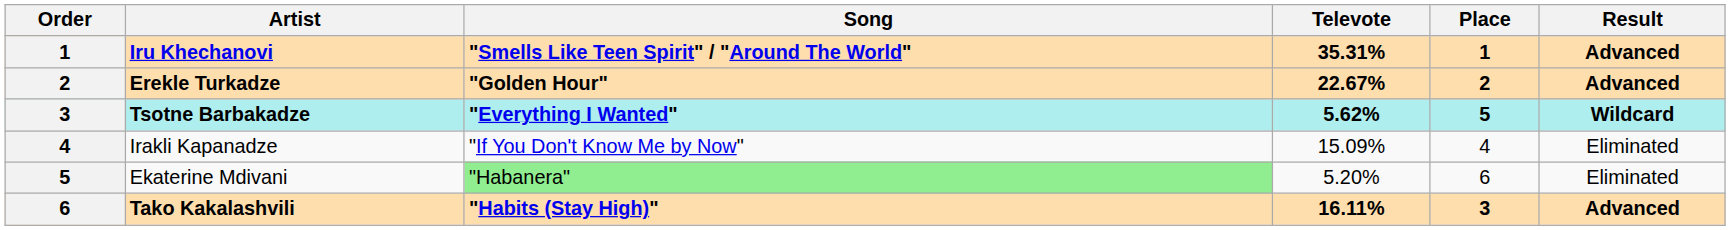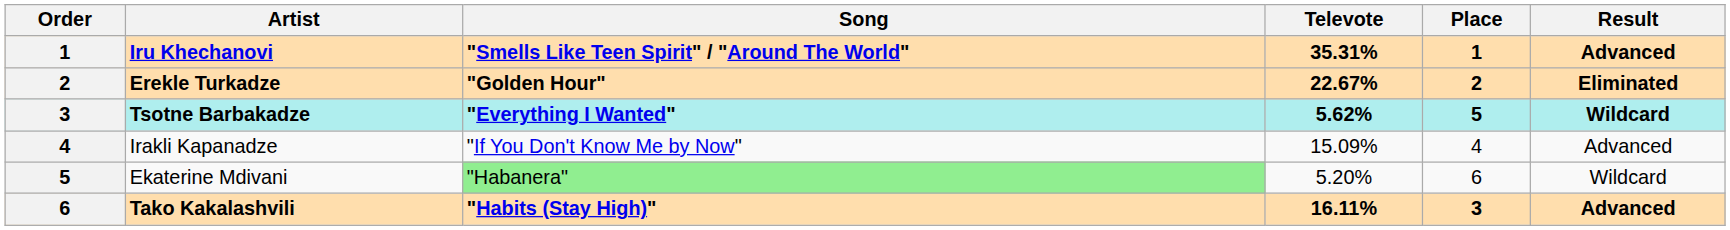(1632, 83) Advanced -> (1628, 83) Eliminated
(1632, 146) Eliminated -> (1628, 146) Advanced
(1632, 177) Eliminated -> (1628, 177) Wildcard
